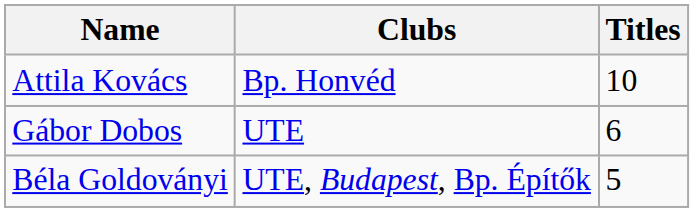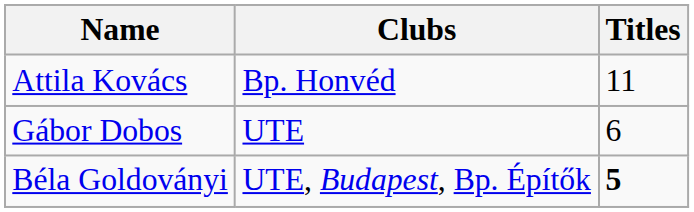(621, 79) 10 -> (621, 79) 11
(613, 180) normal -> (613, 180) bold
